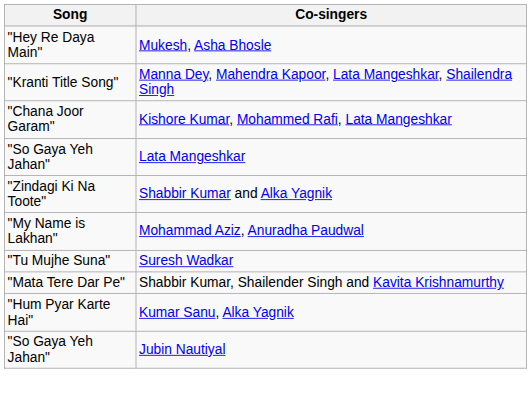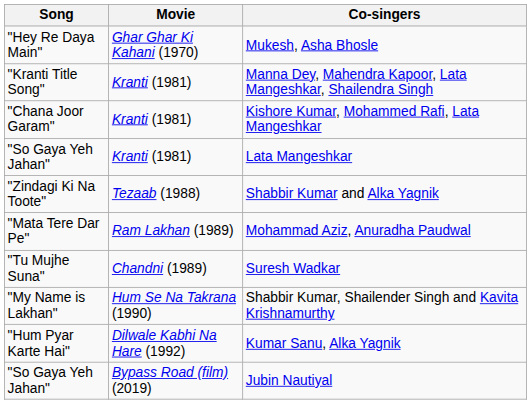+ column: (176, 15)
(46, 231) "My Name is Lakhan" -> (54, 231) "Mata Tere Dar Pe"
(66, 282) "Mata Tere Dar Pe" -> (46, 306) "My Name is Lakhan"
